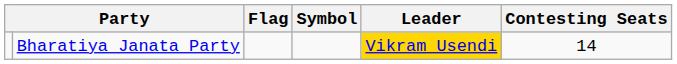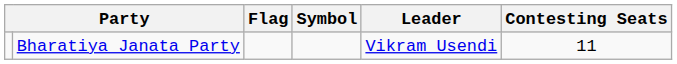(431, 46) gold background -> (431, 46) no background
(586, 46) 14 -> (586, 46) 11
